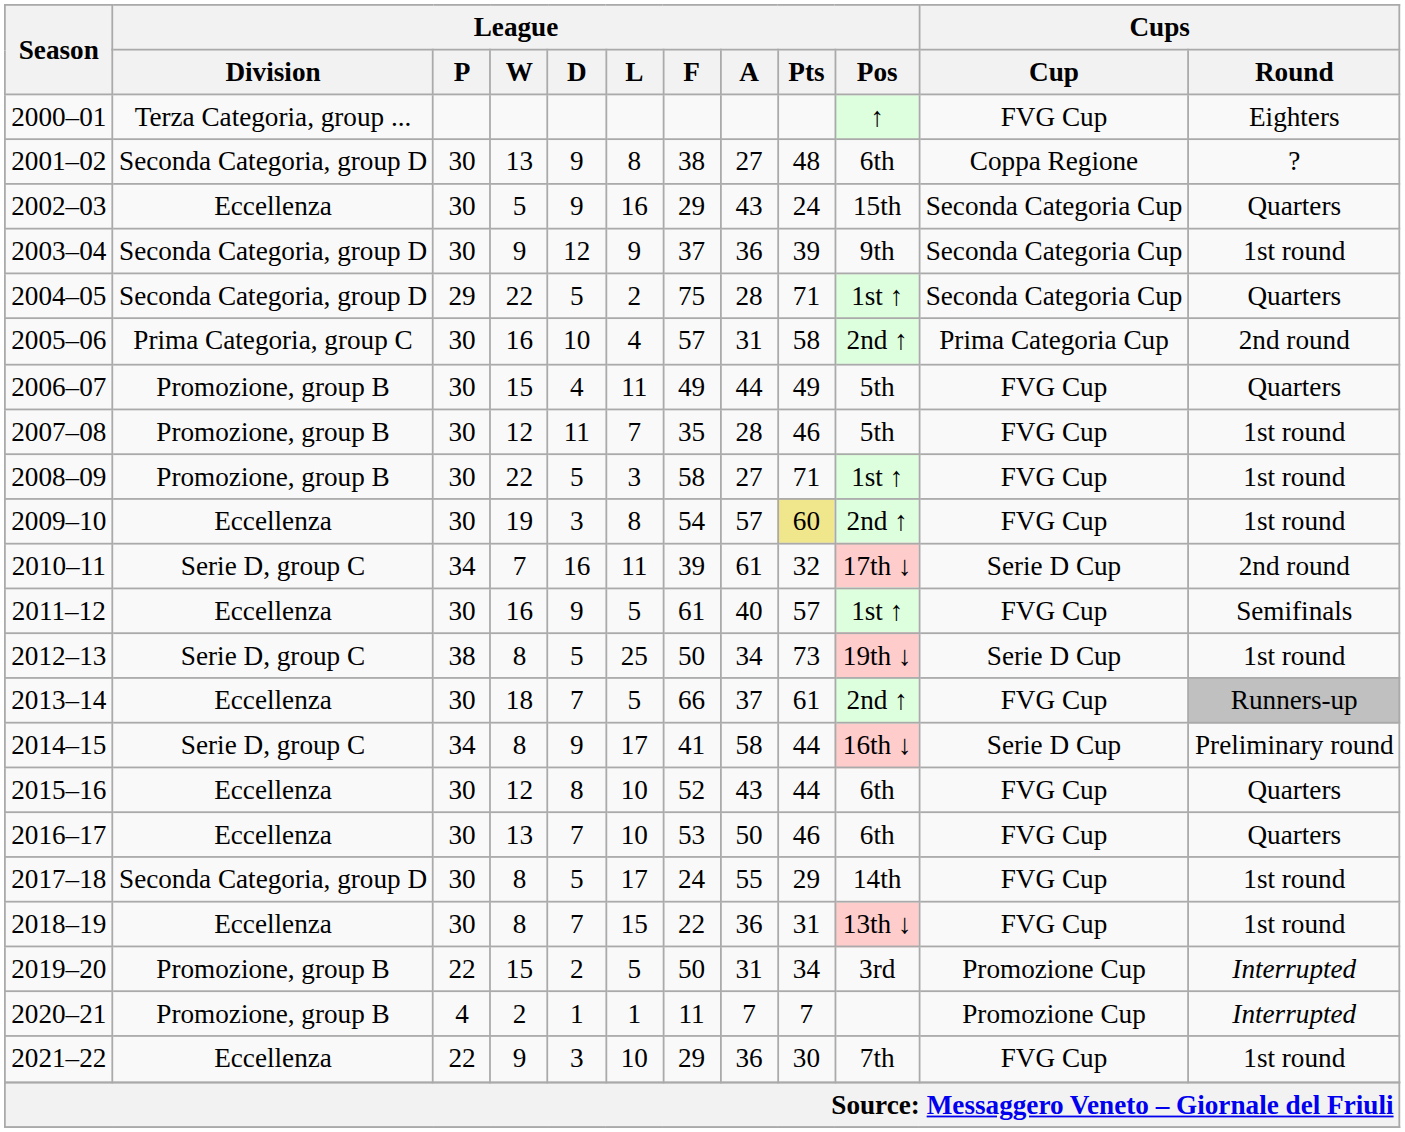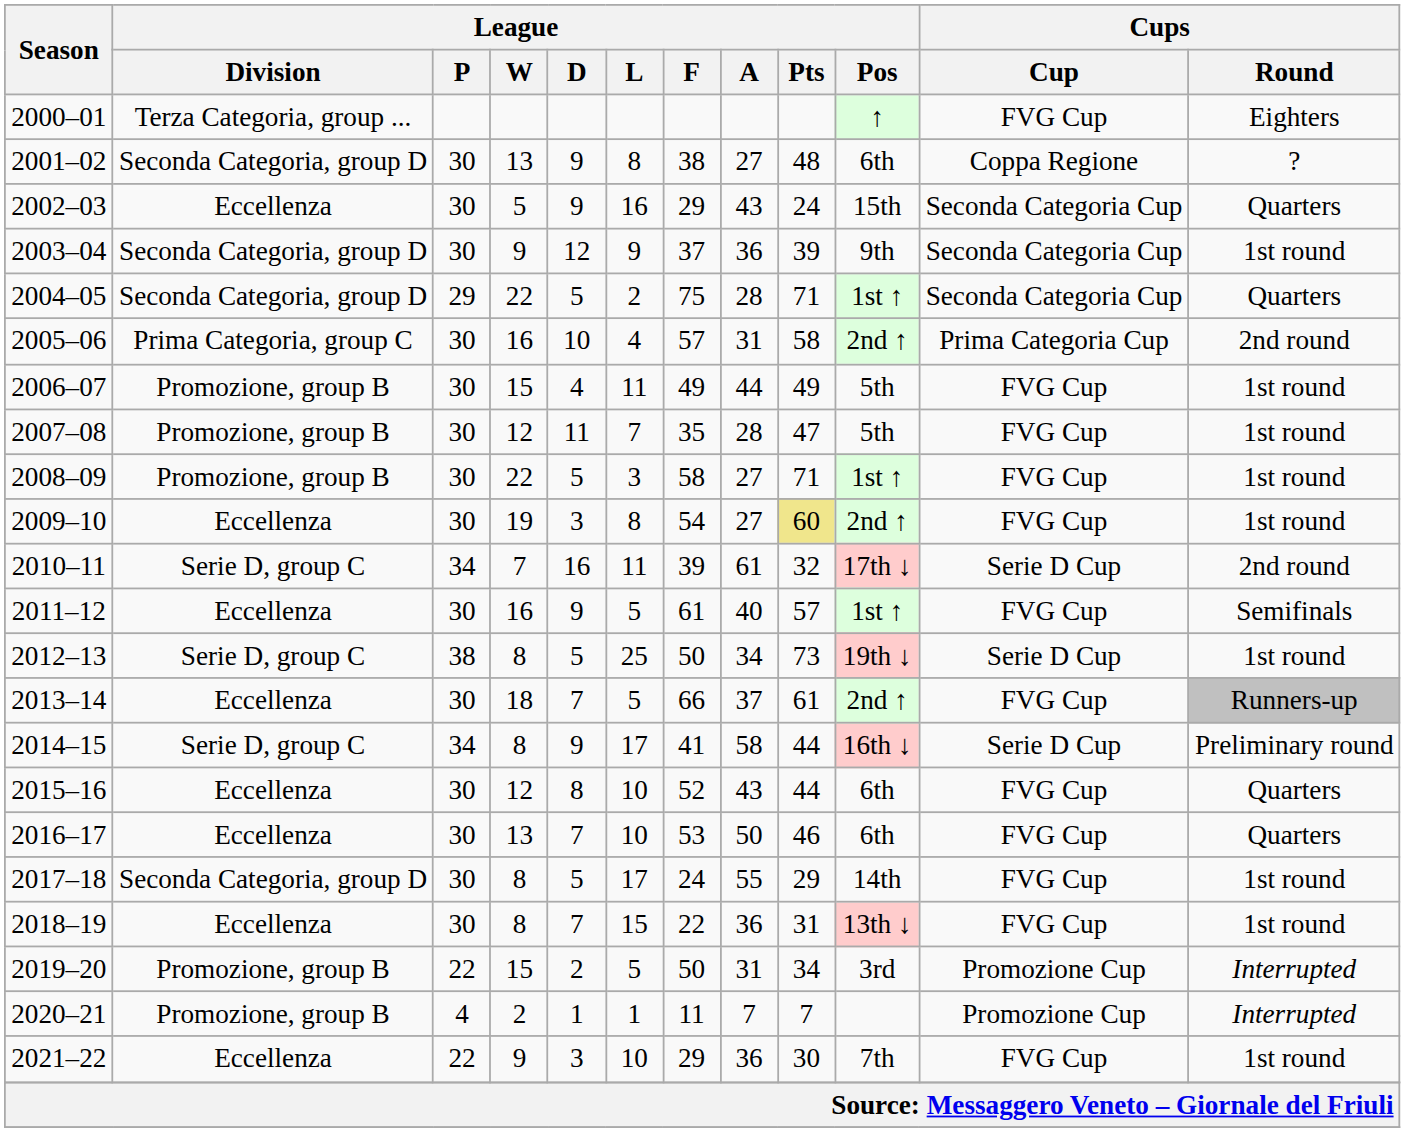(1294, 386) Quarters -> (1294, 386) 1st round
(806, 430) 46 -> (806, 430) 47
(749, 520) 57 -> (749, 520) 27
